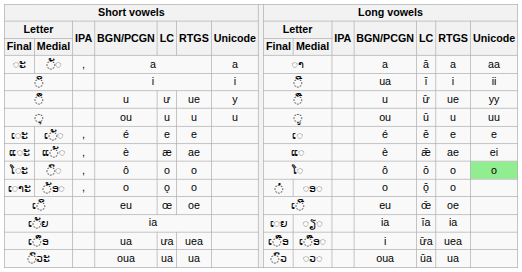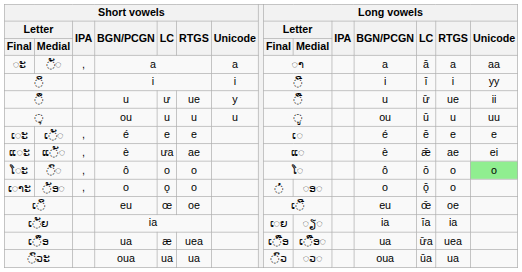(385, 82) ua -> (385, 82) i
(494, 82) ii -> (494, 82) yy
(494, 99) yy -> (494, 99) ii
(167, 152) æ -> (167, 152) ưa
(167, 241) ưa -> (167, 241) æ
(385, 241) i -> (385, 241) ua
